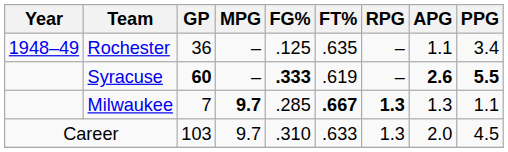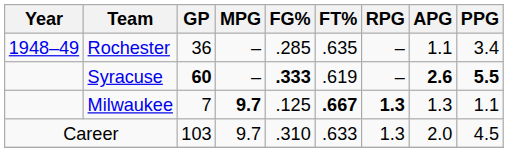(293, 48) .125 -> (293, 48) .285
(293, 105) .285 -> (293, 105) .125
